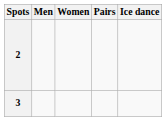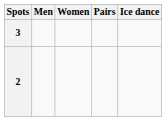rows swapped: (18, 103) <-> (18, 55)
